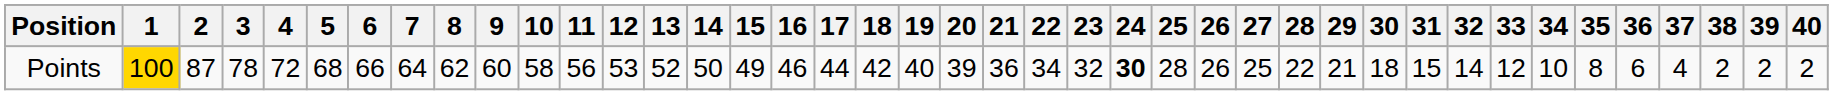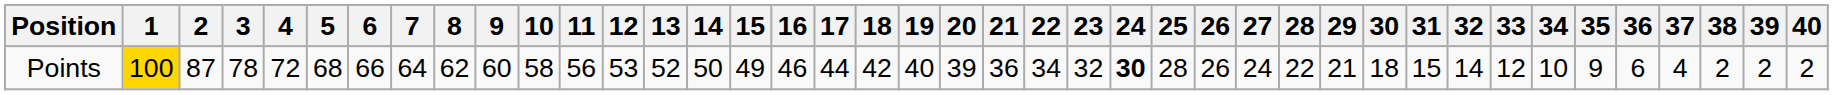(1257, 68) 25 -> (1257, 68) 24
(1596, 68) 8 -> (1596, 68) 9
